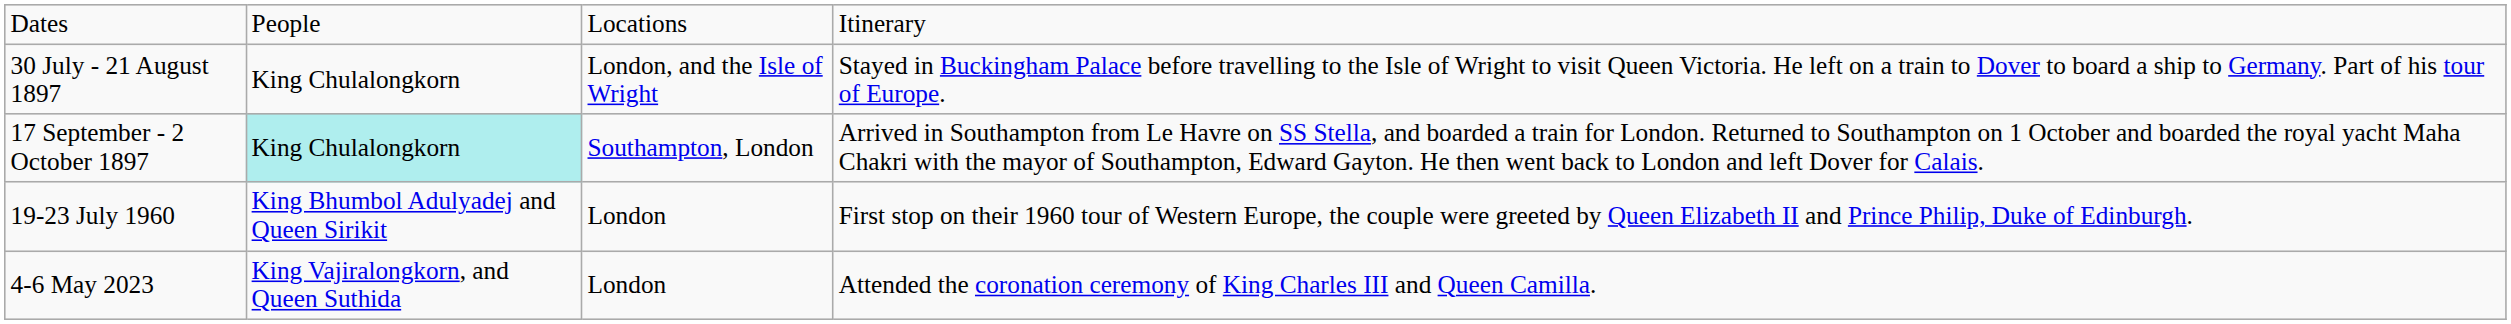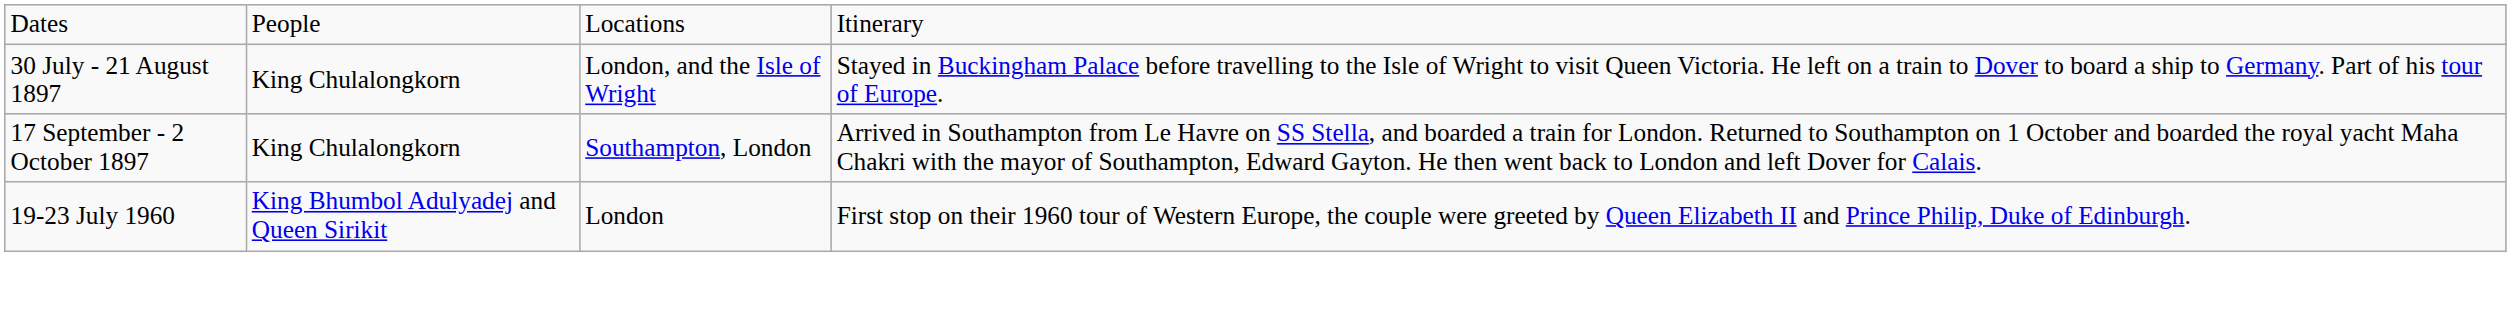(356, 147) paleturquoise background -> (356, 147) no background
- row: (82, 284)
